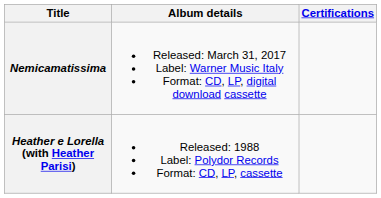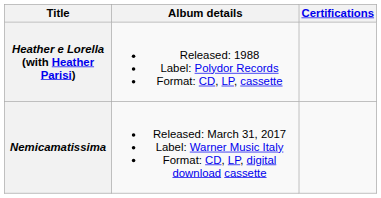rows swapped: (58, 153) <-> (58, 68)
